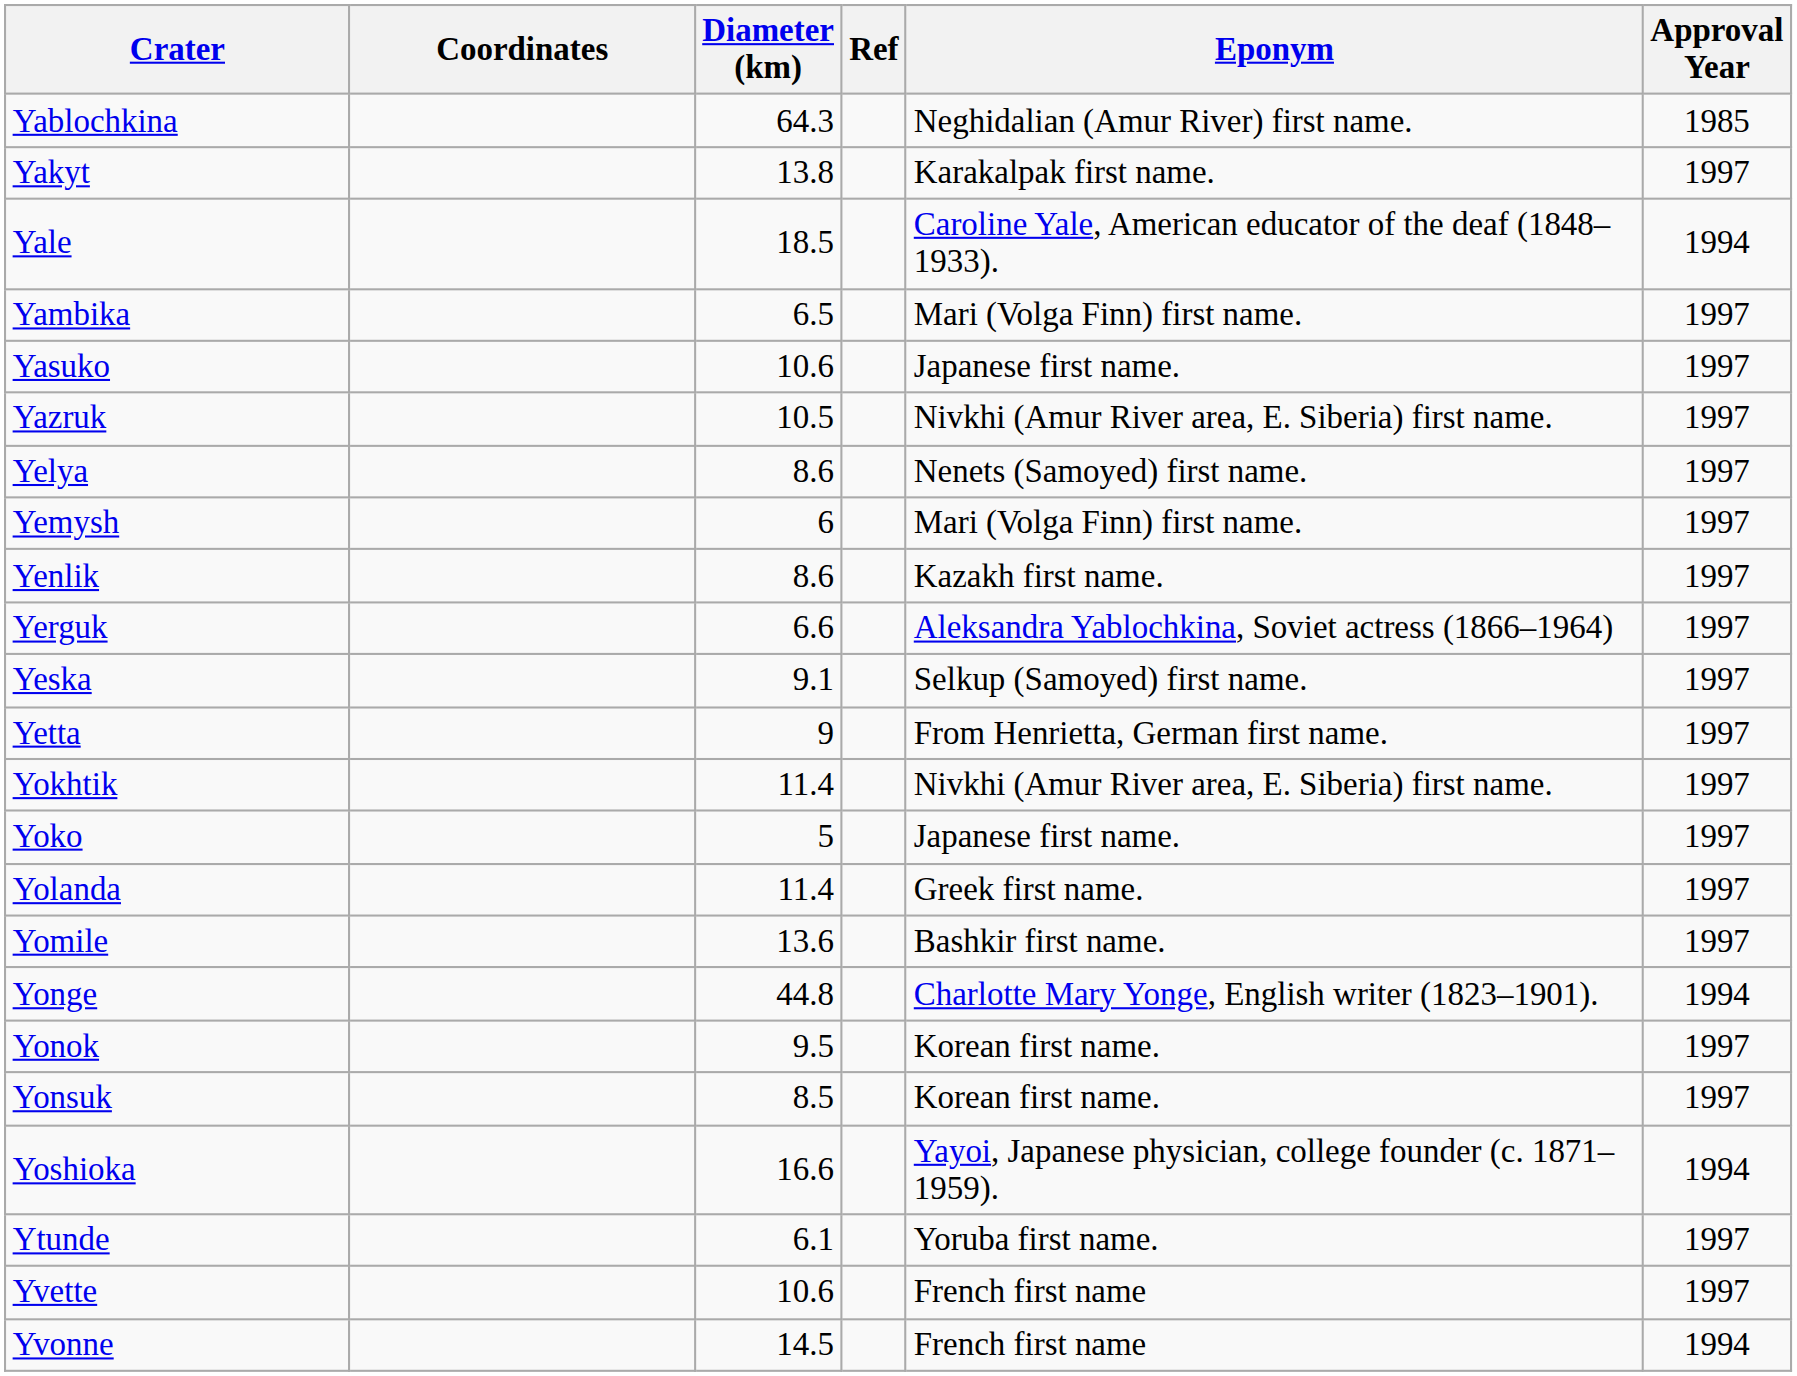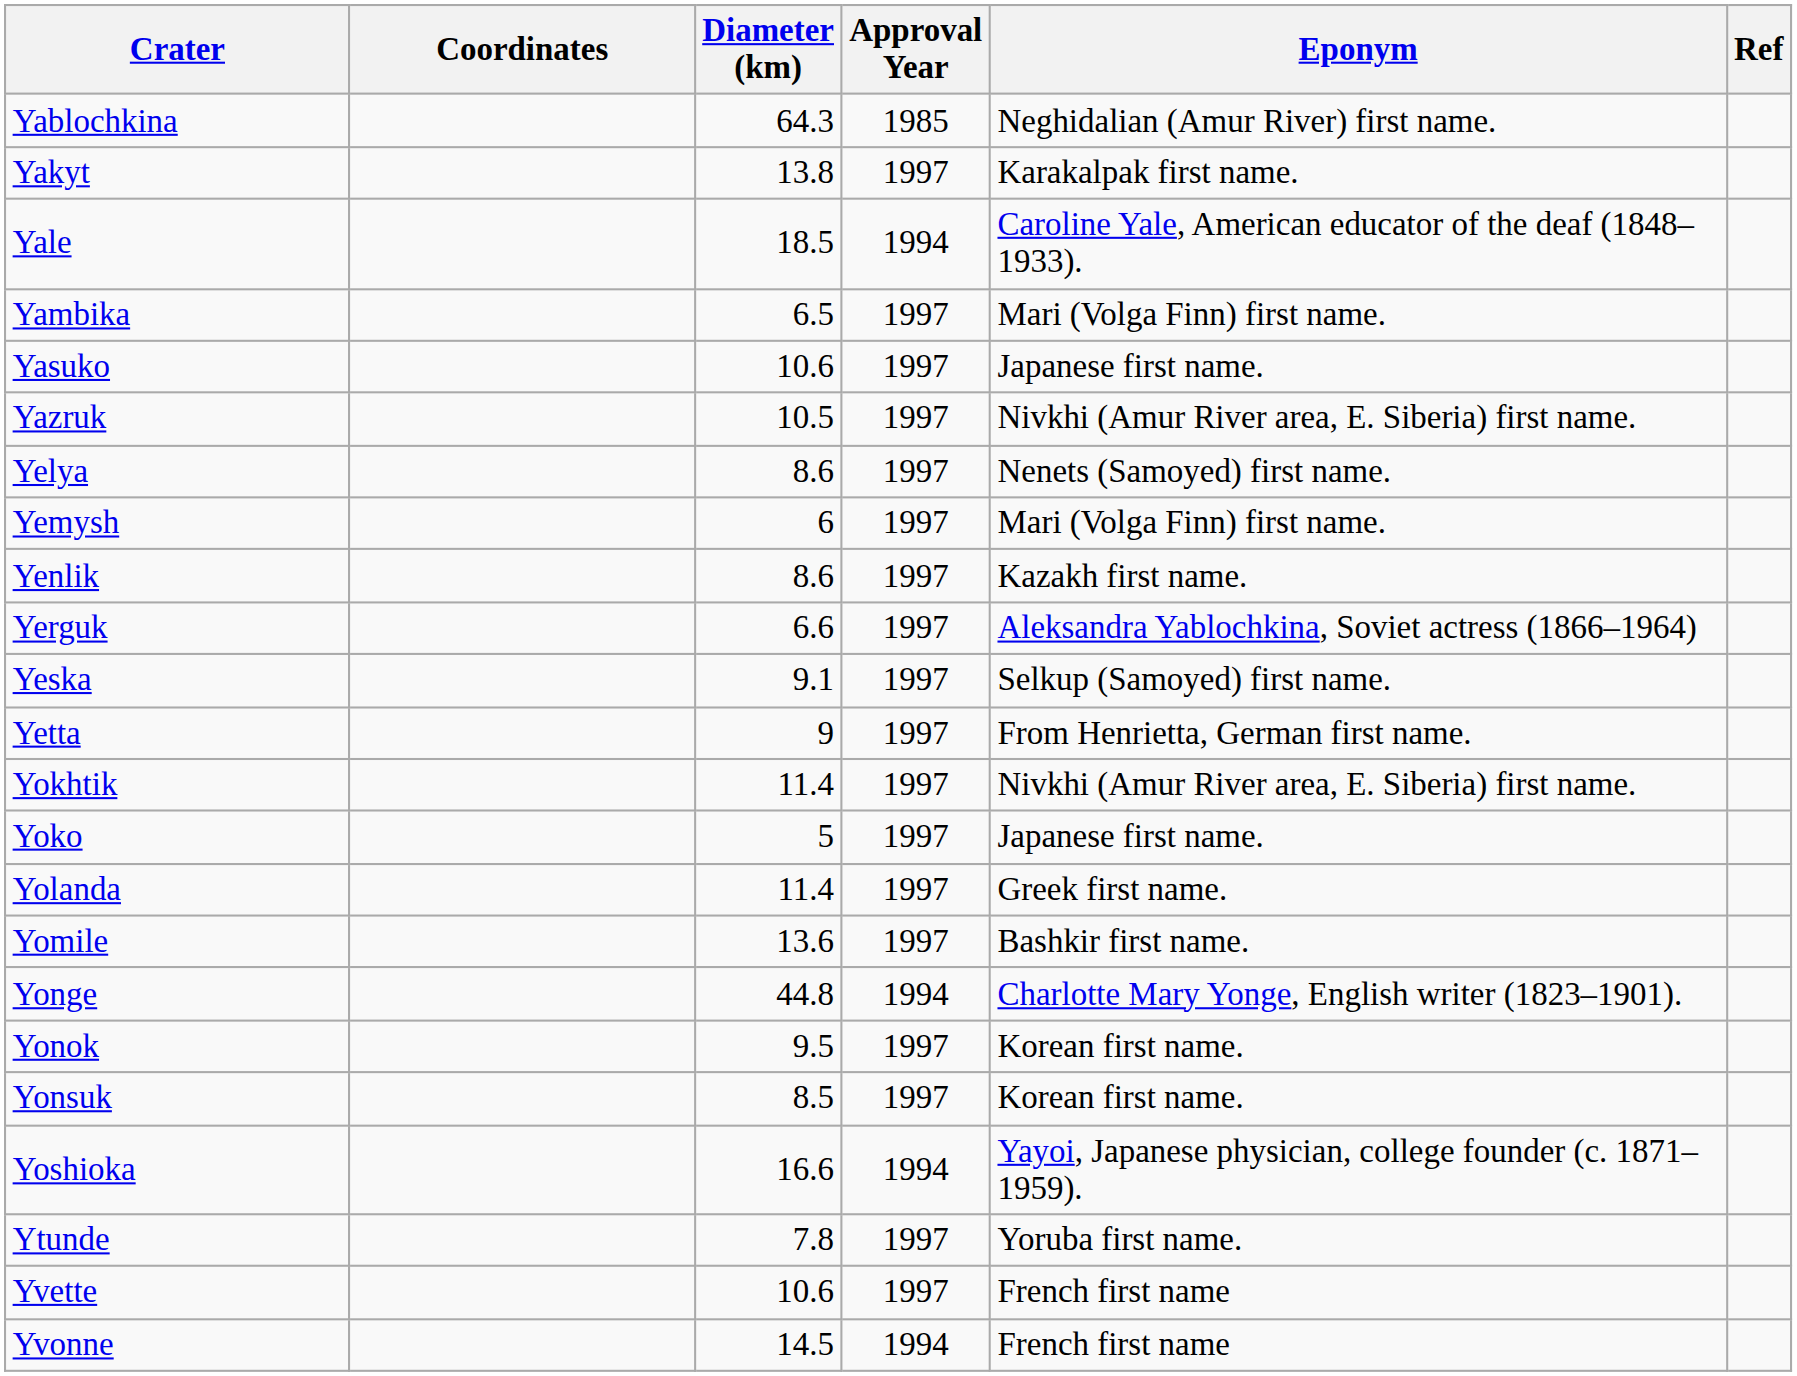columns swapped: (1717, 49) <-> (874, 49)
(813, 1239) 6.1 -> (813, 1239) 7.8
